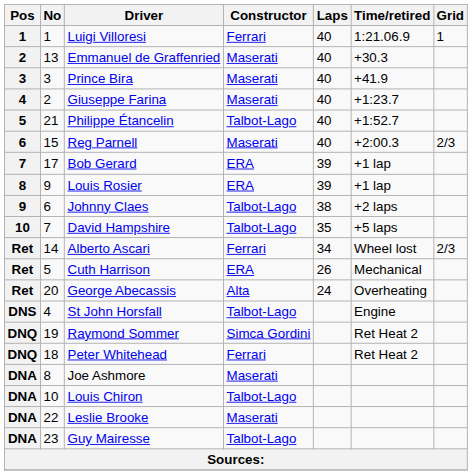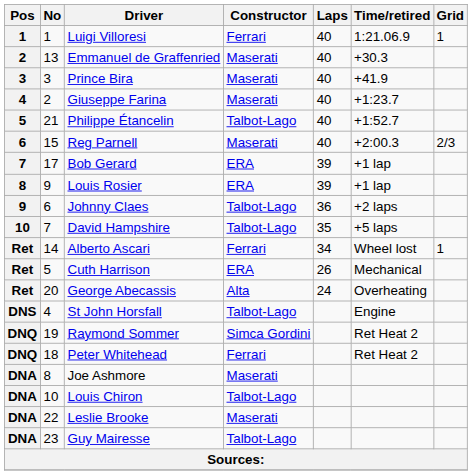(324, 206) 38 -> (324, 206) 36
(446, 248) 2/3 -> (440, 248) 1
